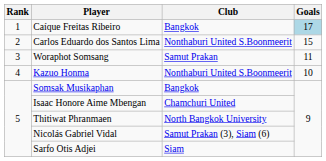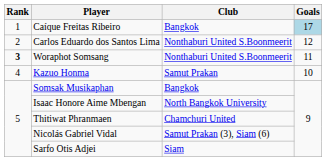(308, 42) 15 -> (308, 42) 12
(18, 57) normal -> (18, 57) bold
(191, 57) Samut Prakan -> (228, 57) Nonthaburi United S.Boonmeerit
(228, 73) Nonthaburi United S.Boonmeerit -> (191, 73) Samut Prakan
(200, 103) Chamchuri United -> (215, 103) North Bangkok University
(215, 118) North Bangkok University -> (200, 118) Chamchuri United
